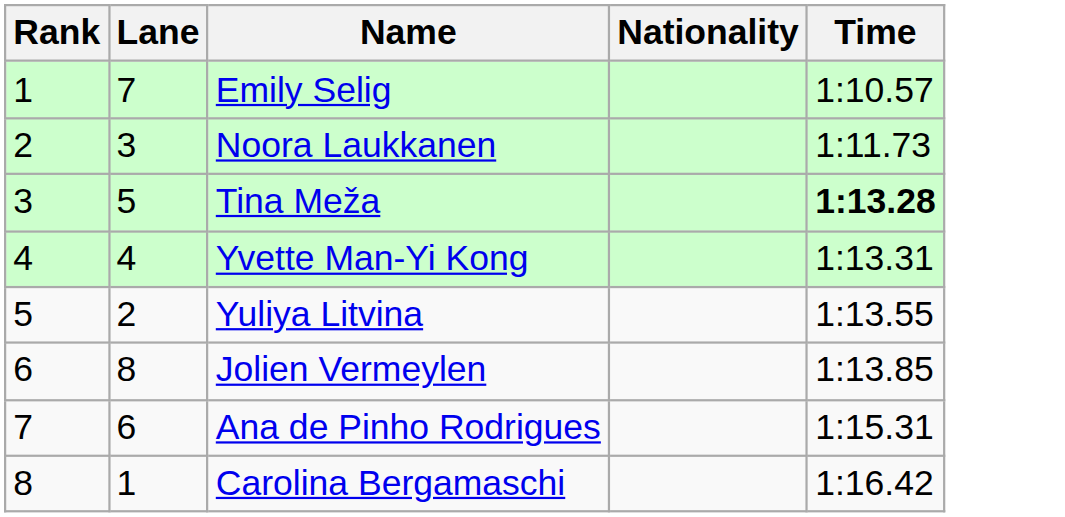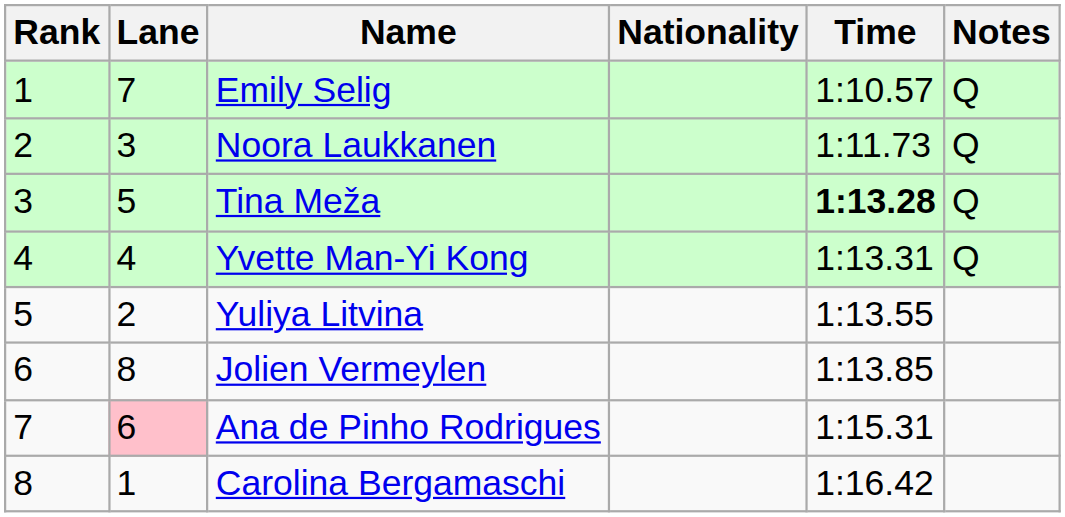+ column: (1001, 32)
(126, 426) no background -> (126, 426) pink background
